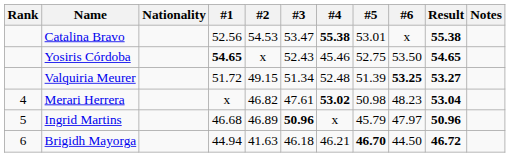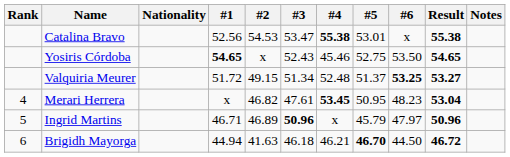(371, 78) 51.39 -> (371, 78) 51.37
(335, 99) 53.02 -> (335, 99) 53.45
(371, 99) 50.98 -> (371, 99) 50.95
(227, 120) 46.68 -> (227, 120) 46.71
